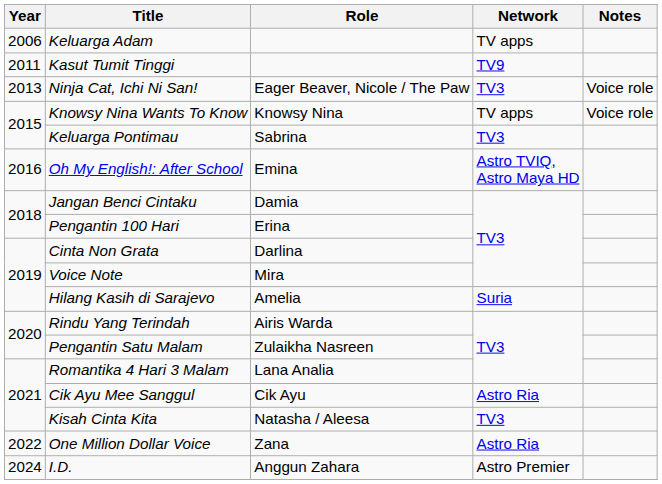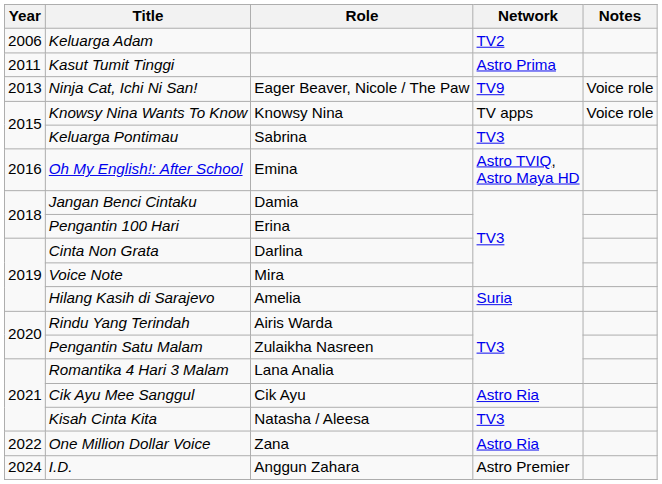(505, 40) TV apps -> (490, 40) TV2
(490, 64) TV9 -> (516, 64) Astro Prima
(490, 88) TV3 -> (490, 88) TV9
